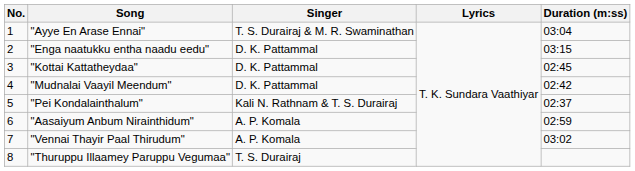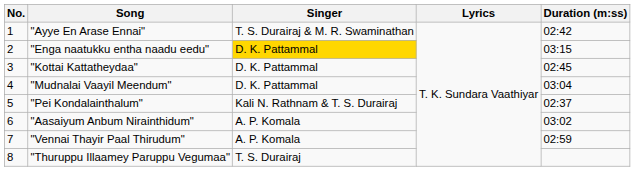(558, 31) 03:04 -> (558, 31) 02:42
(277, 49) no background -> (277, 49) gold background
(558, 85) 02:42 -> (558, 85) 03:04
(558, 121) 02:59 -> (558, 121) 03:02
(558, 139) 03:02 -> (558, 139) 02:59
